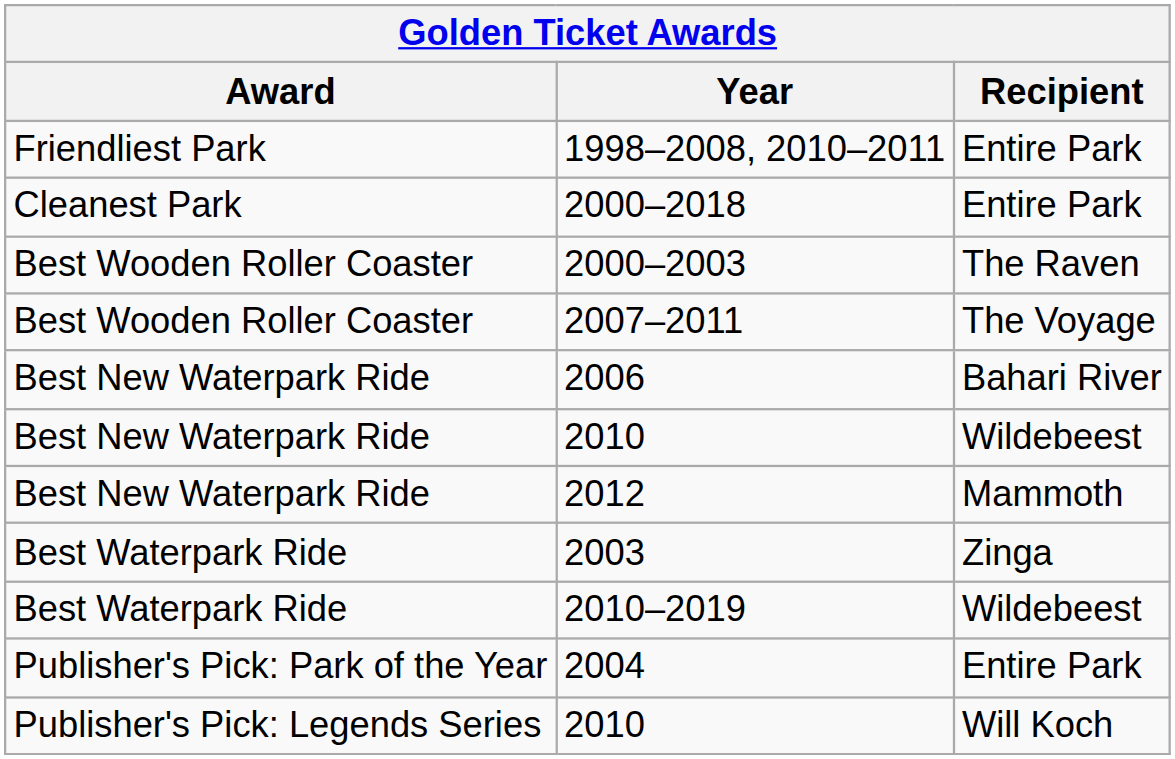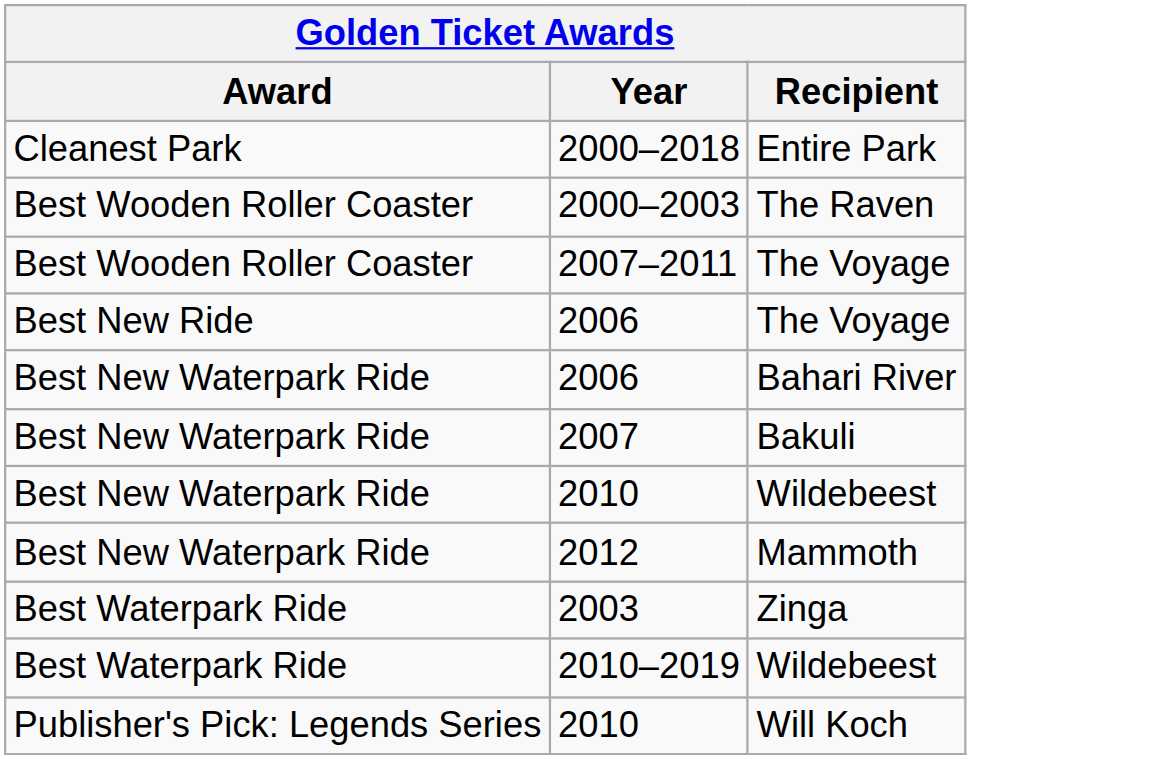- row: (755, 148)
+ row: (598, 321)
+ row: (598, 436)
- row: (605, 666)
